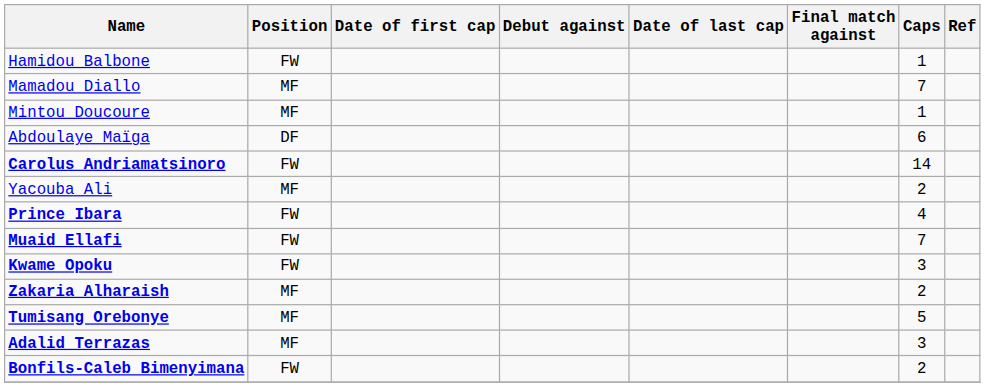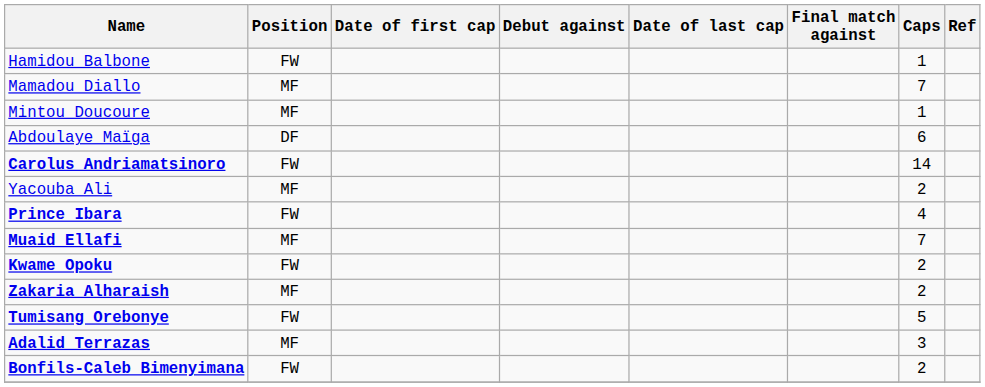(290, 241) FW -> (290, 241) MF
(922, 266) 3 -> (922, 266) 2
(290, 318) MF -> (290, 318) FW
